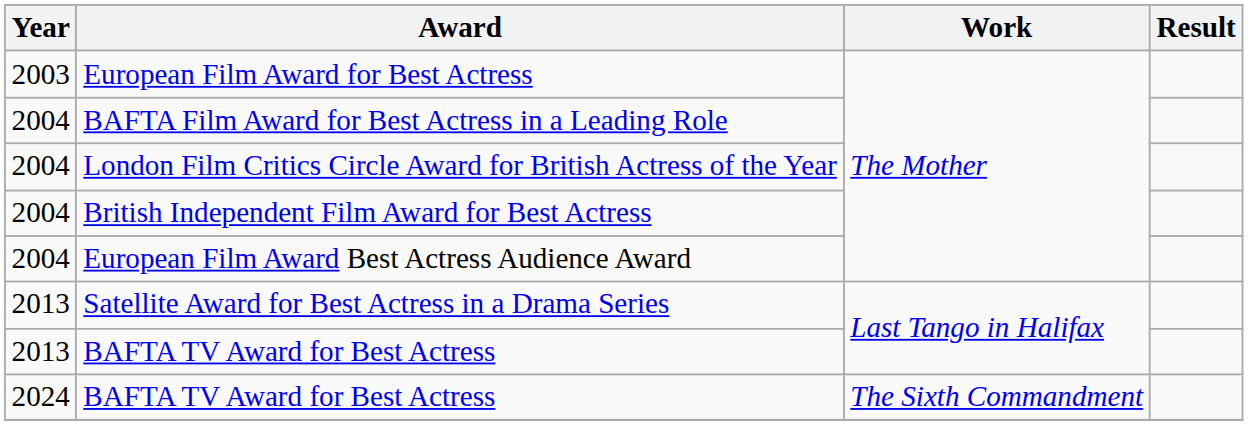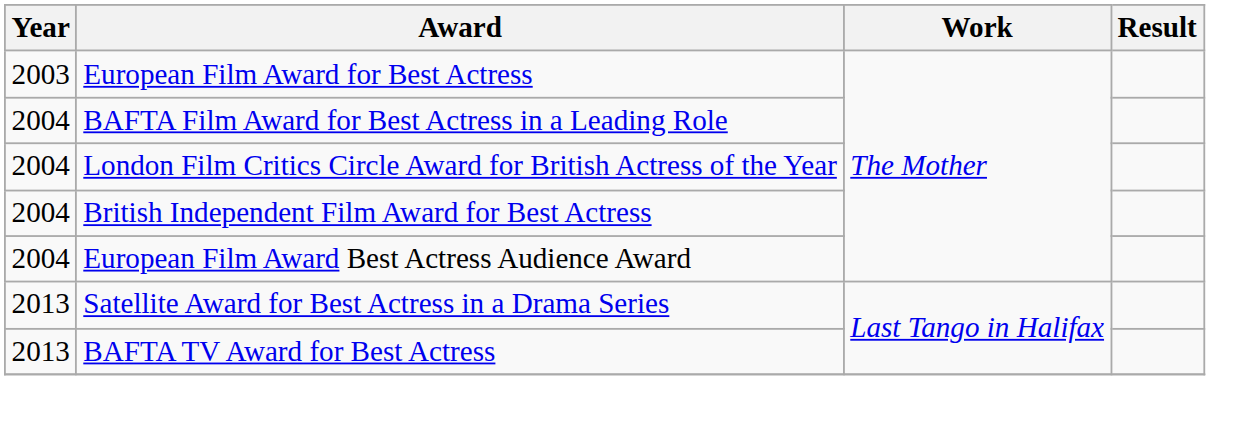- row: (41, 397)
